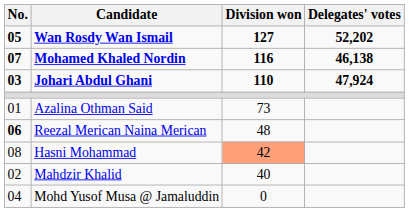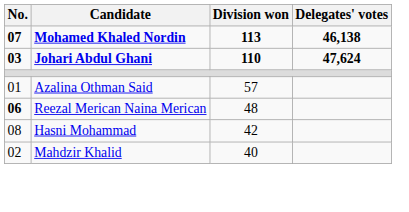- row: (103, 37)
(264, 59) 116 -> (251, 37) 113
(354, 80) 47,924 -> (342, 59) 47,624
(264, 109) 73 -> (251, 87) 57
(264, 152) lightsalmon background -> (251, 130) no background
- row: (127, 196)
